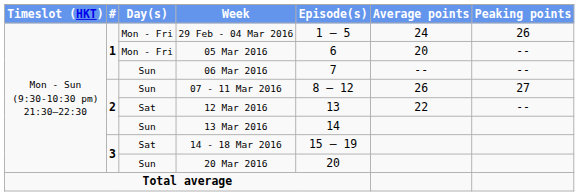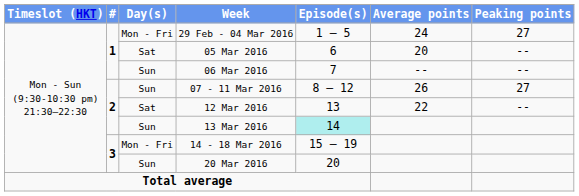(523, 32) 26 -> (523, 32) 27
(147, 52) Mon - Fri -> (147, 52) Sat
(333, 126) no background -> (333, 126) paleturquoise background
(147, 145) Sat -> (147, 145) Mon - Fri
